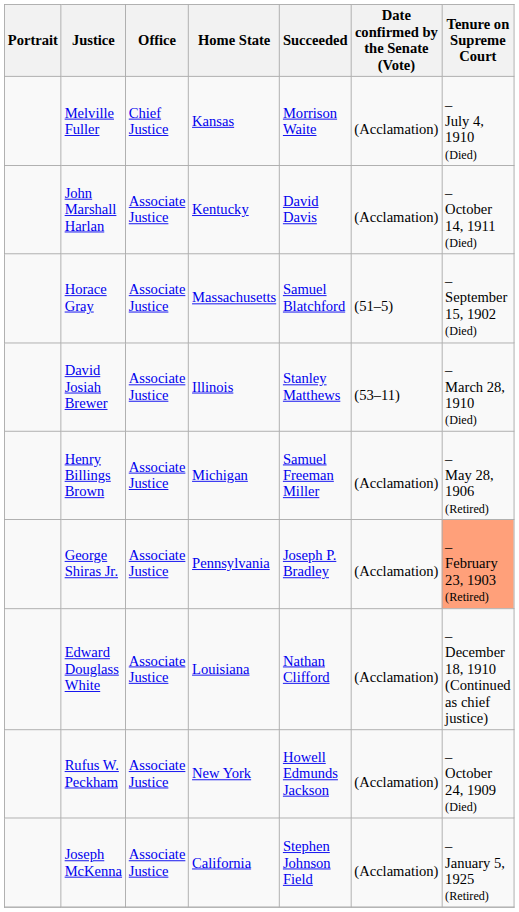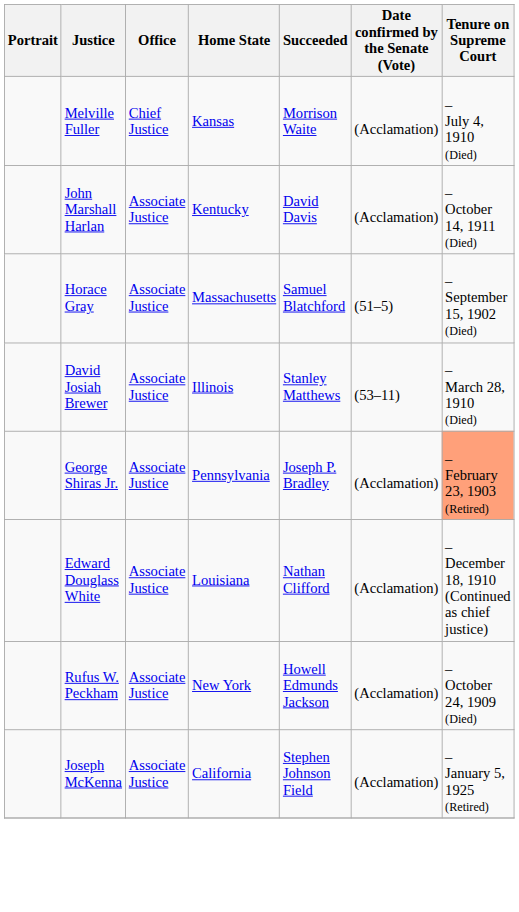- row: (88, 475)
